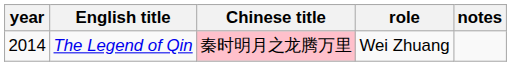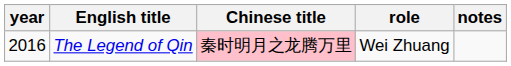(27, 46) 2014 -> (27, 46) 2016
